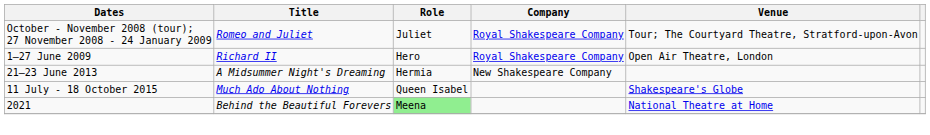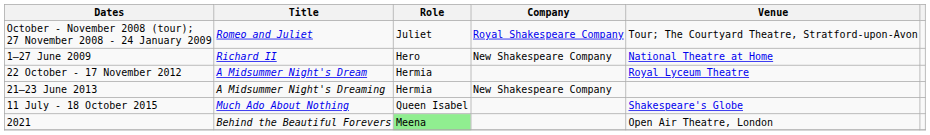(548, 57) Royal Shakespeare Company -> (542, 57) New Shakespeare Company
(701, 57) Open Air Theatre, London -> (701, 57) National Theatre at Home
+ row: (94, 73)
(701, 106) National Theatre at Home -> (701, 122) Open Air Theatre, London
